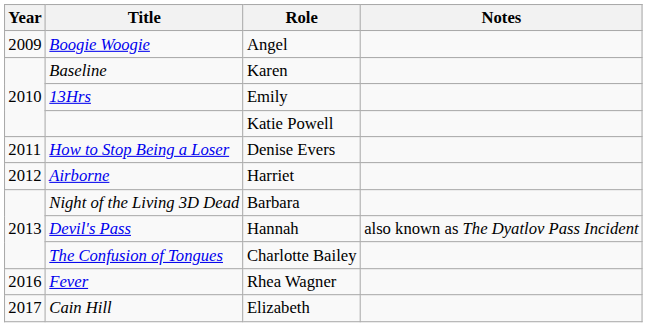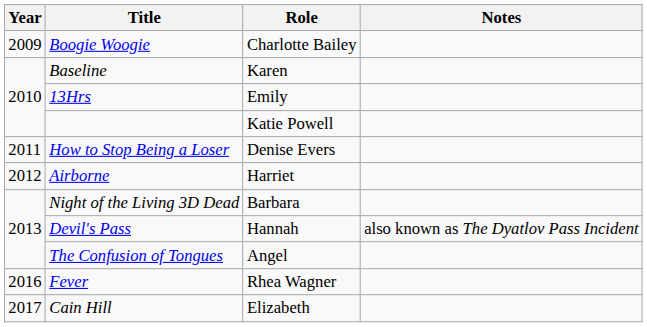(267, 44) Angel -> (302, 44) Charlotte Bailey
(302, 255) Charlotte Bailey -> (267, 255) Angel
